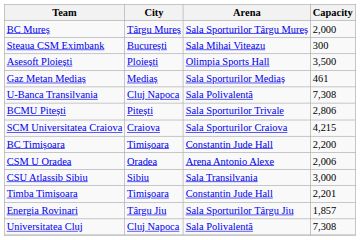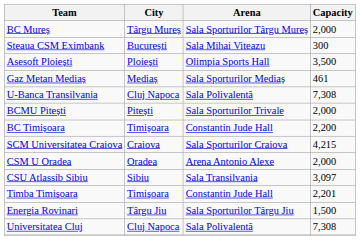(325, 111) 2,806 -> (325, 111) 2,000
rows swapped: (36, 144) <-> (64, 128)
(325, 161) 2,006 -> (325, 161) 2,000
(325, 177) 3,000 -> (325, 177) 3,097
(325, 210) 1,857 -> (325, 210) 1,500
